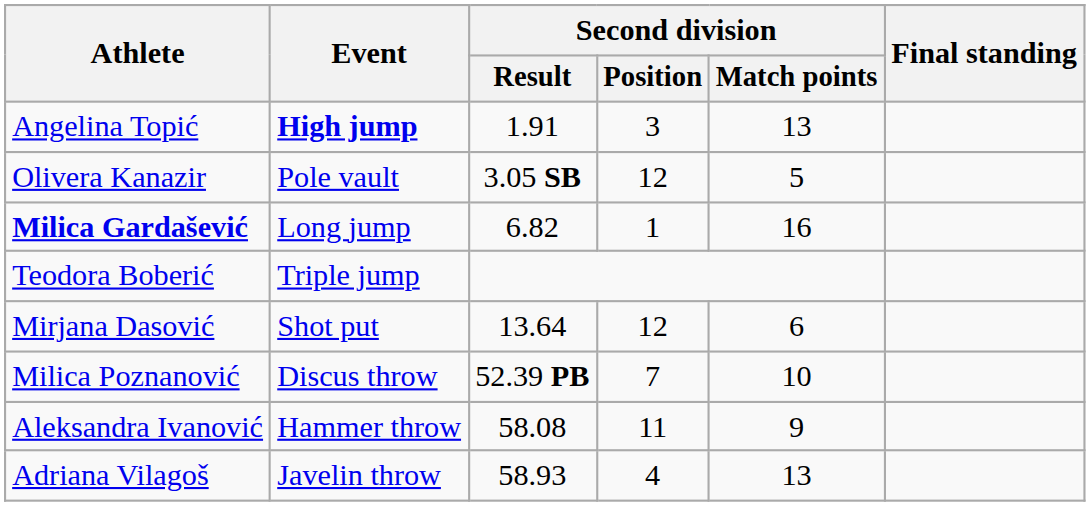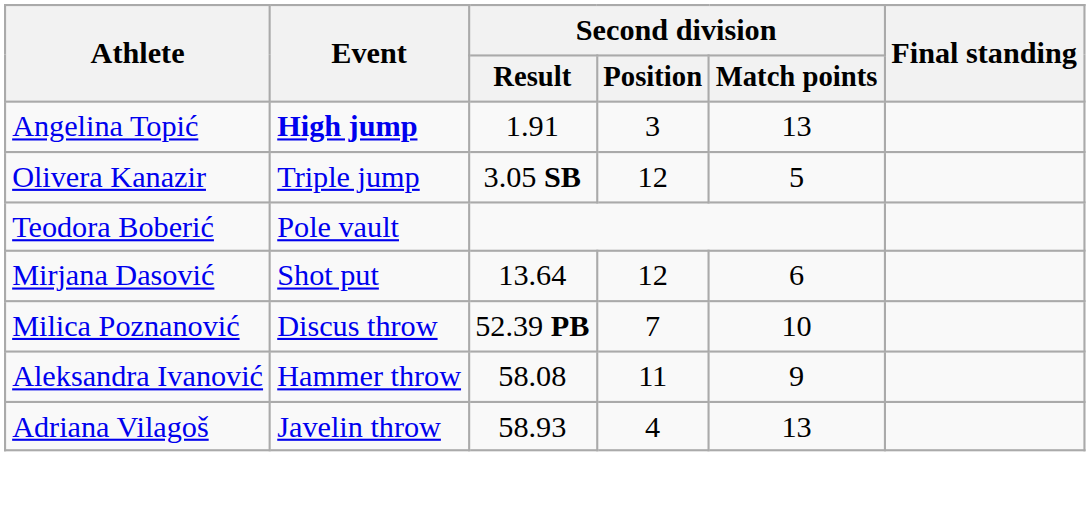(338, 176) Pole vault -> (348, 176) Triple jump
- row: (130, 226)
(348, 276) Triple jump -> (338, 226) Pole vault
